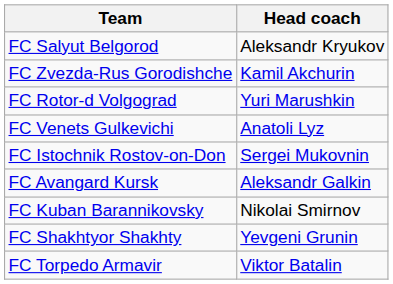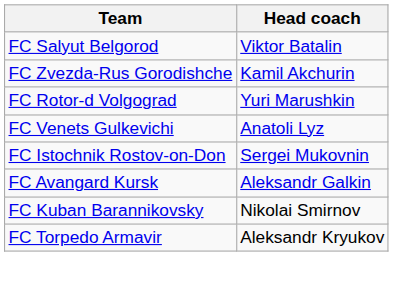(312, 45) Aleksandr Kryukov -> (291, 45) Viktor Batalin
- row: (95, 237)
(291, 265) Viktor Batalin -> (312, 237) Aleksandr Kryukov
